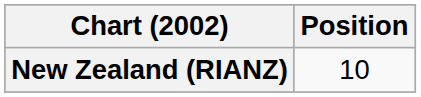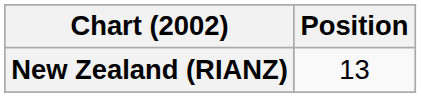(354, 69) 10 -> (354, 69) 13
